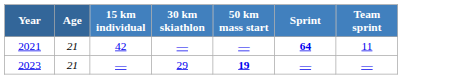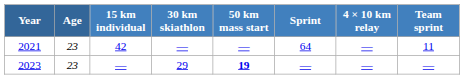+ column: (367, 20)
(72, 46) 21 -> (72, 46) 23
(305, 46) bold -> (305, 46) normal
(72, 65) 21 -> (72, 65) 23
